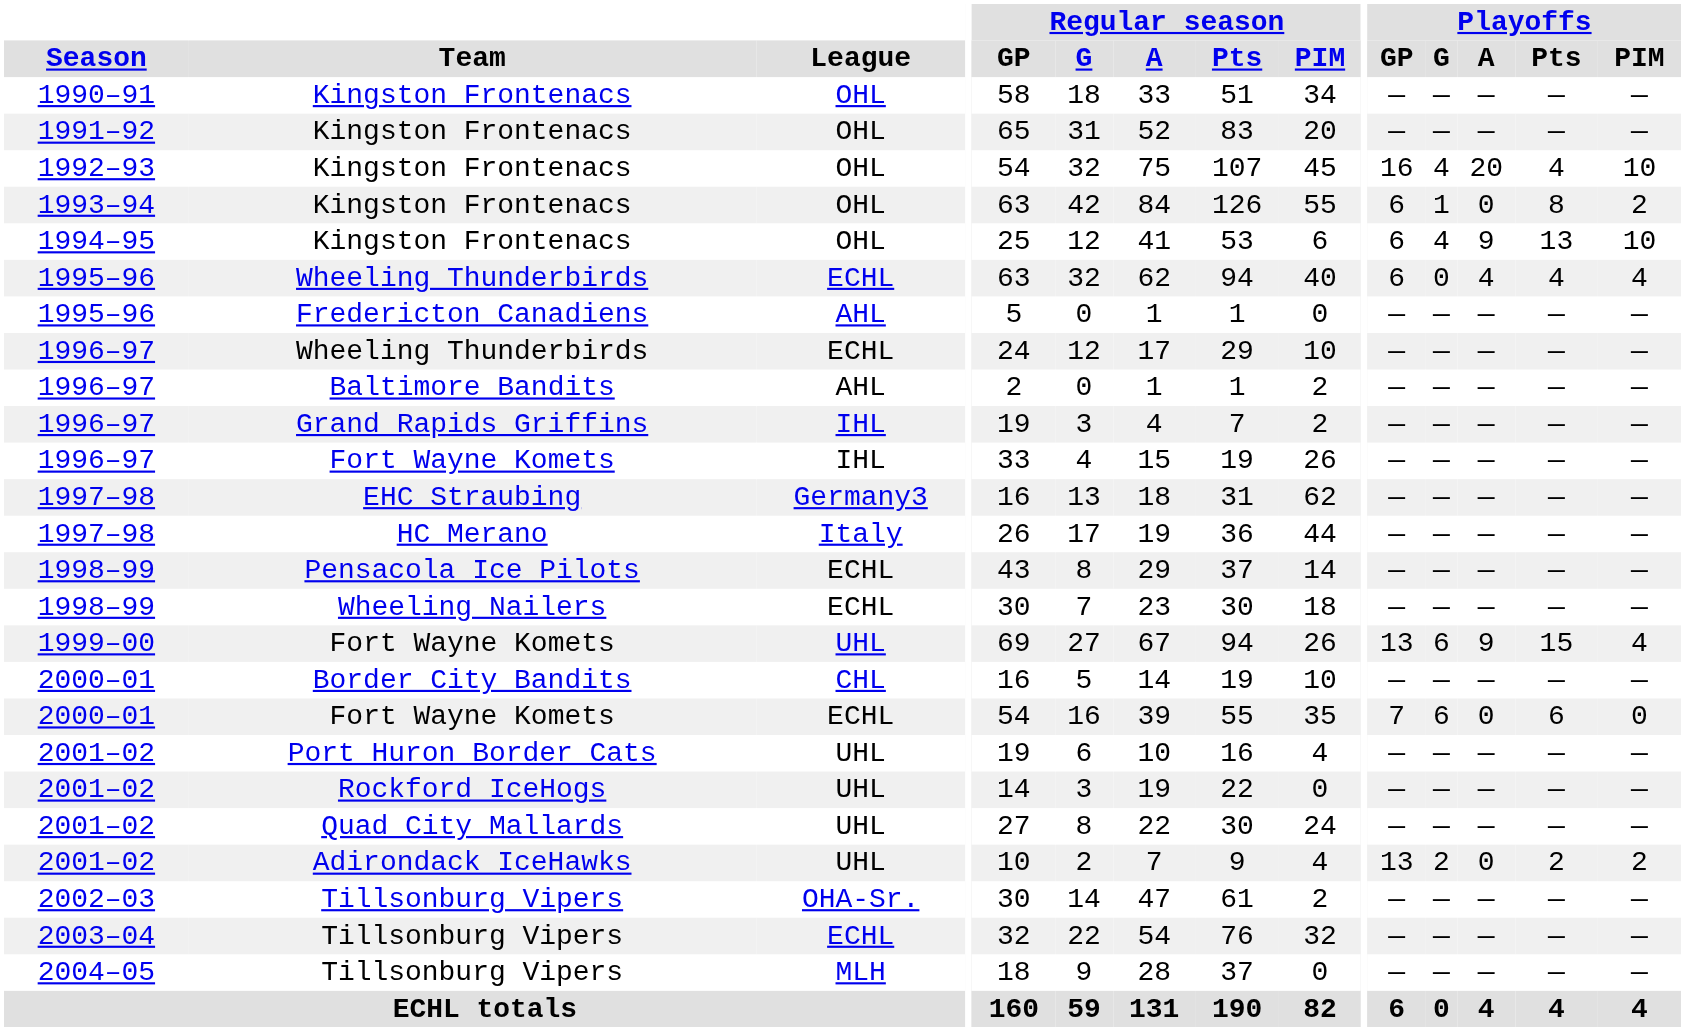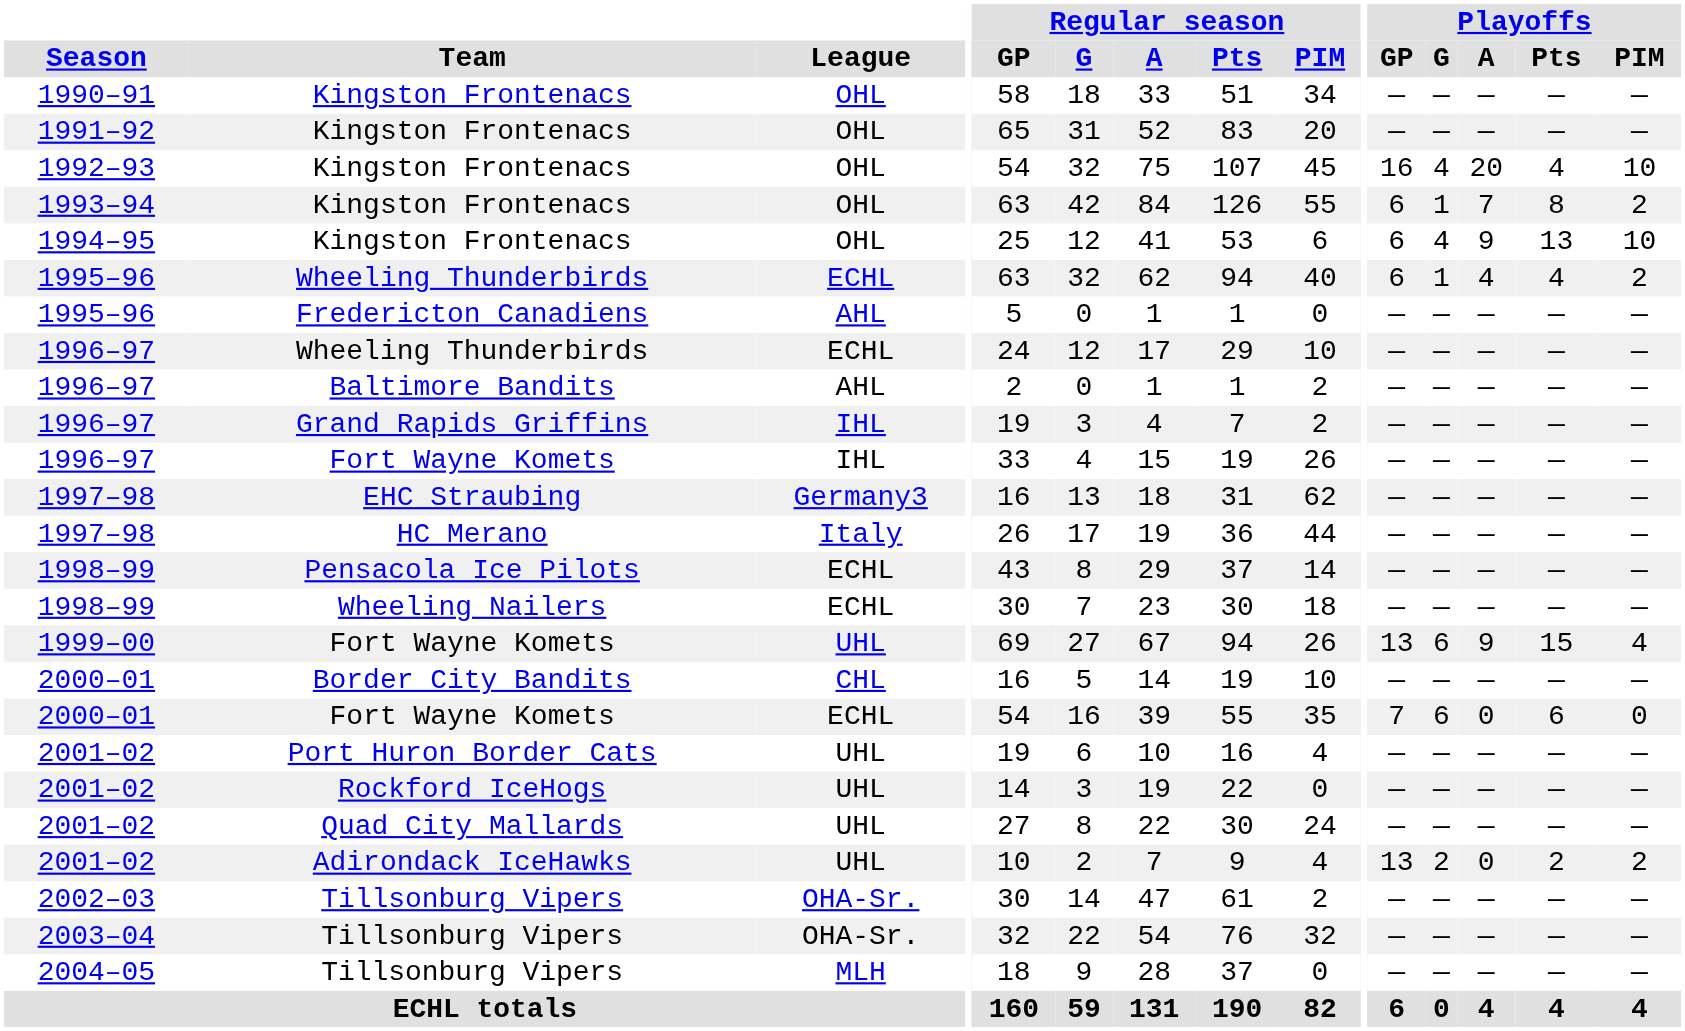(1486, 205) 0 -> (1486, 205) 7
(1441, 278) 0 -> (1441, 278) 1
(1639, 278) 4 -> (1639, 278) 2
(861, 936) ECHL -> (861, 936) OHA-Sr.
